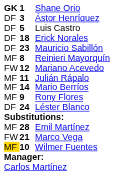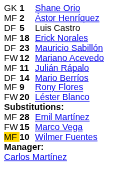(11, 8) bold -> (10, 8) normal
(10, 18) DF -> (10, 18) MF
(22, 18) 3 -> (22, 18) 2
(10, 38) DF -> (10, 38) MF
- row: (72, 58)
(10, 87) MF -> (10, 77) DF
(10, 107) DF -> (11, 97) FW
(24, 107) 24 -> (24, 97) 20
(24, 137) 21 -> (24, 127) 15
